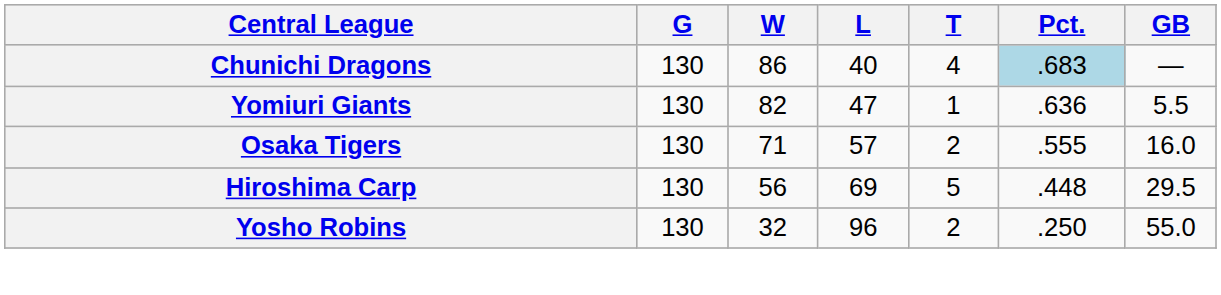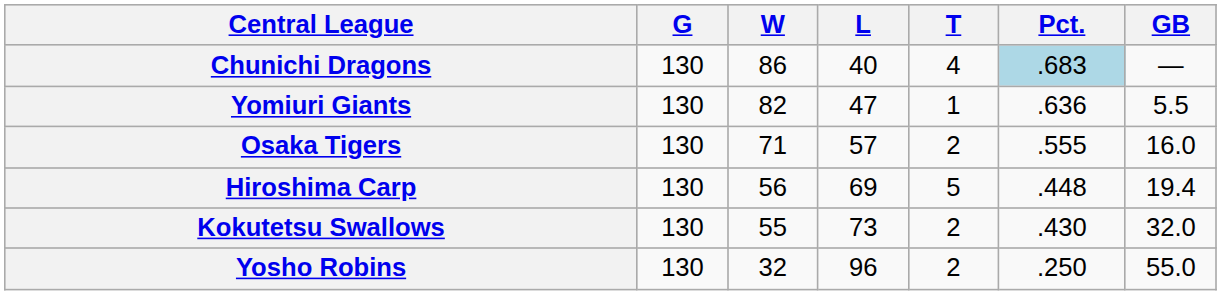(1171, 187) 29.5 -> (1171, 187) 19.4
+ row: (321, 227)
